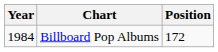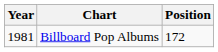(21, 36) 1984 -> (21, 36) 1981
